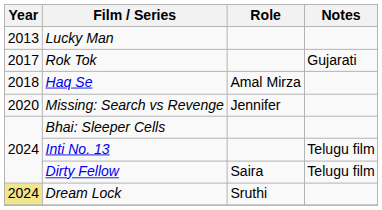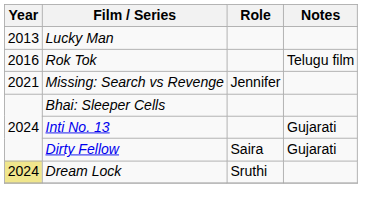(23, 60) 2017 -> (23, 60) 2016
(332, 60) Gujarati -> (321, 60) Telugu film
- row: (69, 82)
(23, 104) 2020 -> (23, 82) 2021
(341, 149) Telugu film -> (312, 127) Gujarati
(341, 171) Telugu film -> (312, 149) Gujarati
